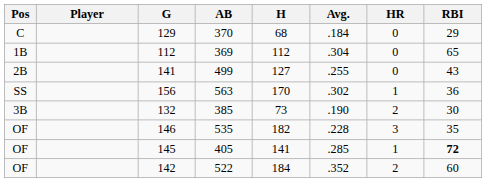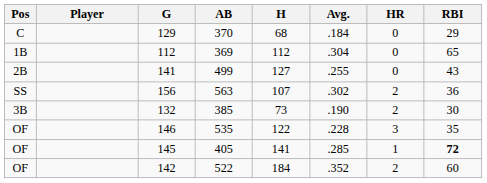(281, 91) 170 -> (281, 91) 107
(395, 91) 1 -> (395, 91) 2
(281, 129) 182 -> (281, 129) 122
